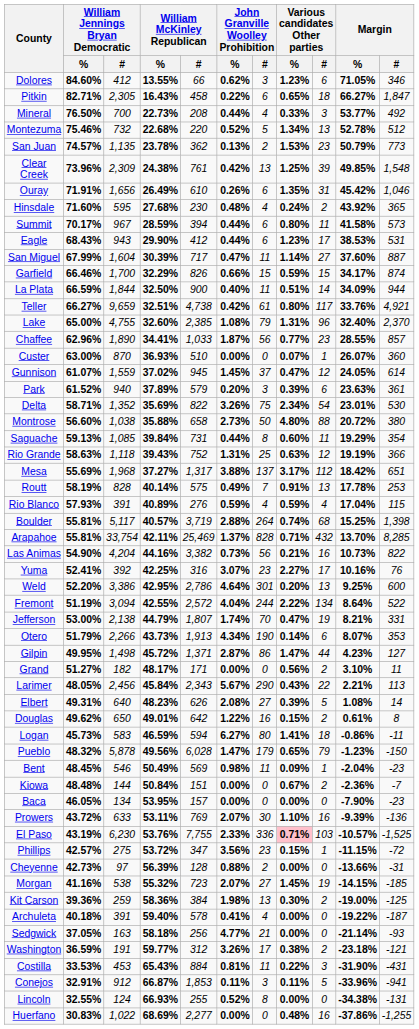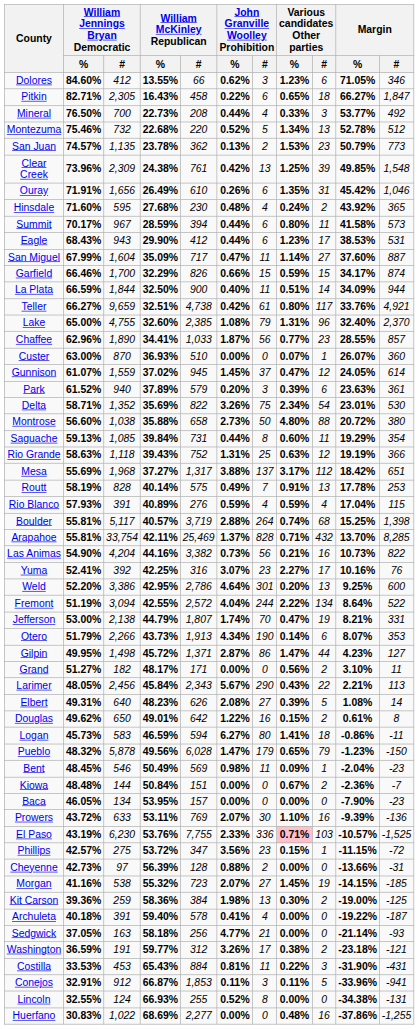(160, 257) 30.39% -> (160, 257) 35.09%
